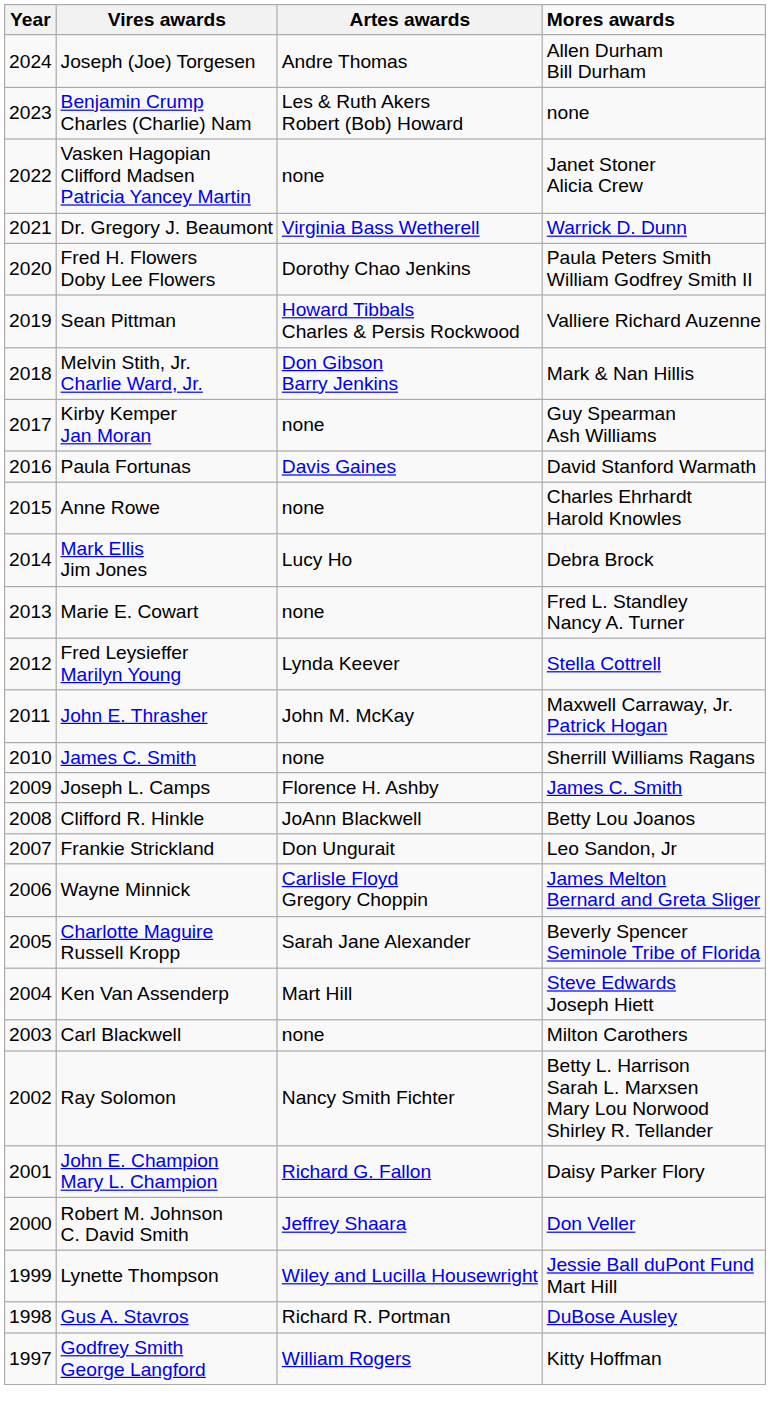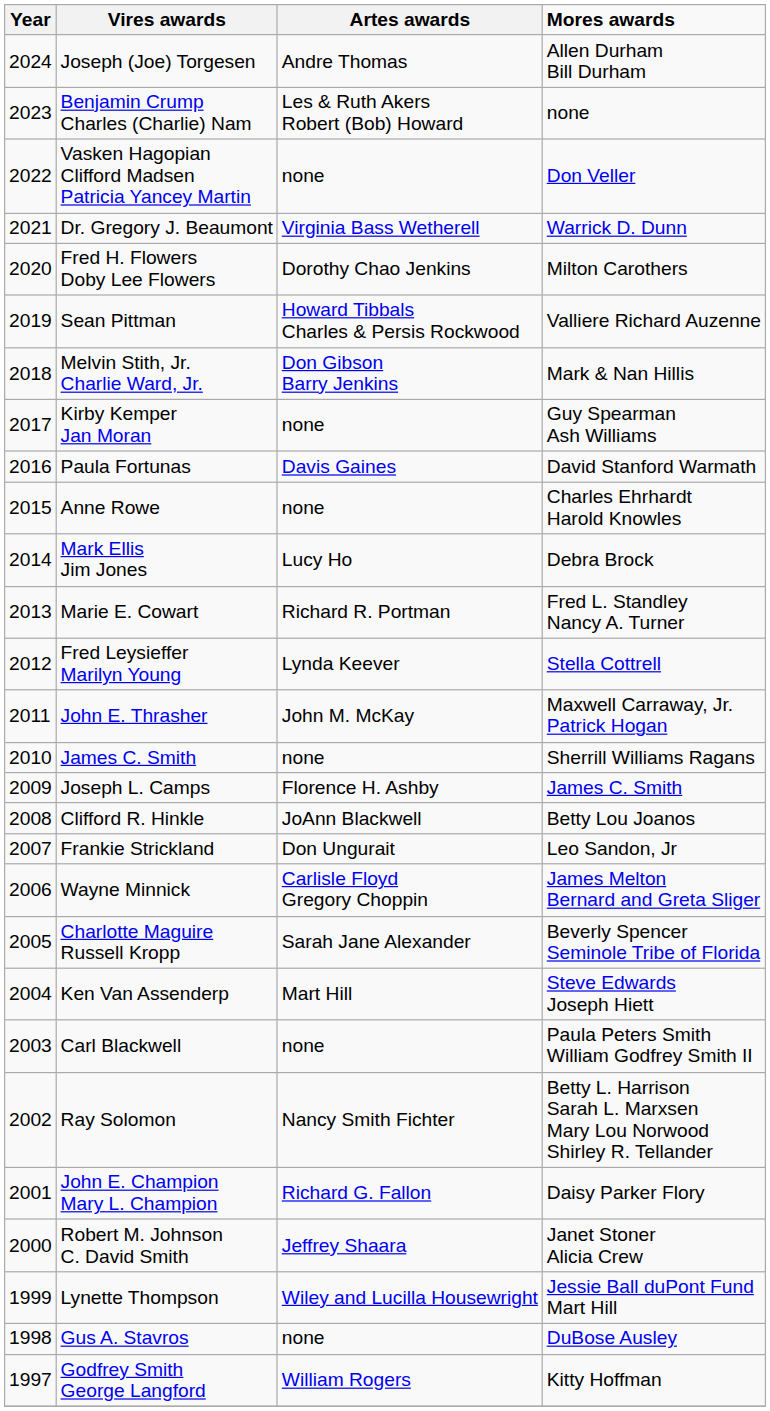(601, 175) Janet Stoner Alicia Crew -> (591, 175) Don Veller
(650, 269) Paula Peters Smith William Godfrey Smith II -> (617, 269) Milton Carothers
(303, 611) none -> (366, 611) Richard R. Portman
(617, 1035) Milton Carothers -> (650, 1046) Paula Peters Smith William Godfrey Smith II
(591, 1223) Don Veller -> (601, 1245) Janet Stoner Alicia Crew
(366, 1317) Richard R. Portman -> (303, 1338) none
